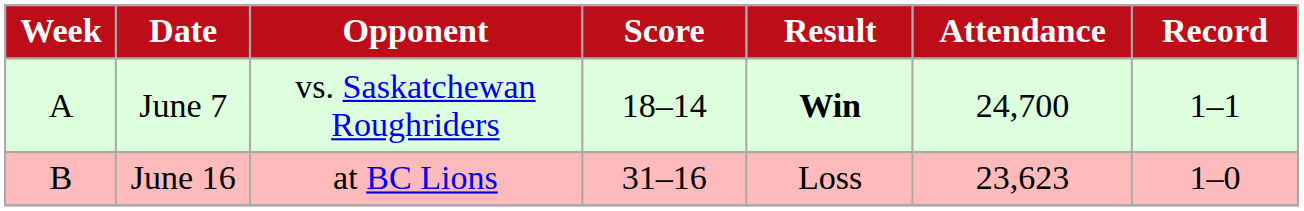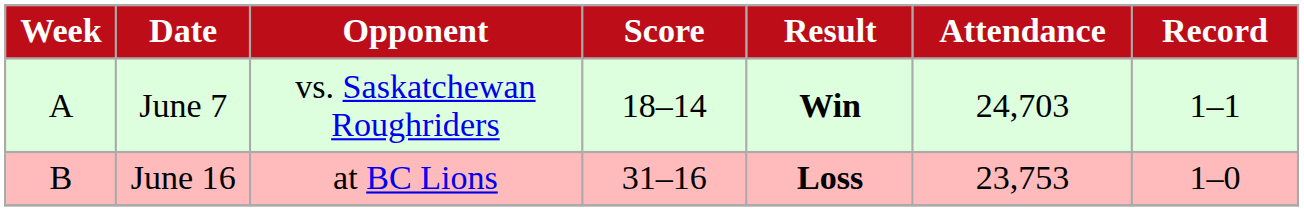(1023, 104) 24,700 -> (1023, 104) 24,703
(830, 177) normal -> (830, 177) bold
(1023, 177) 23,623 -> (1023, 177) 23,753
